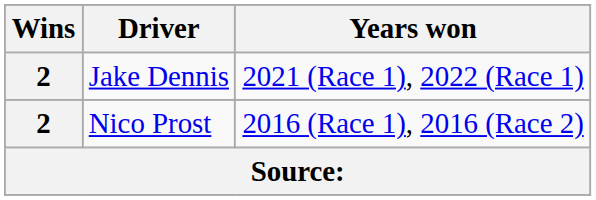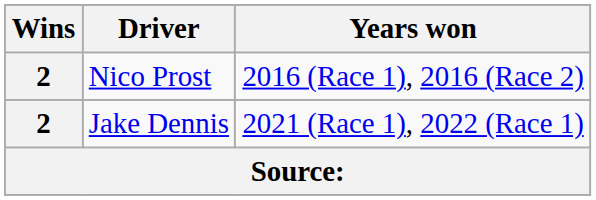rows swapped: (150, 123) <-> (159, 76)
